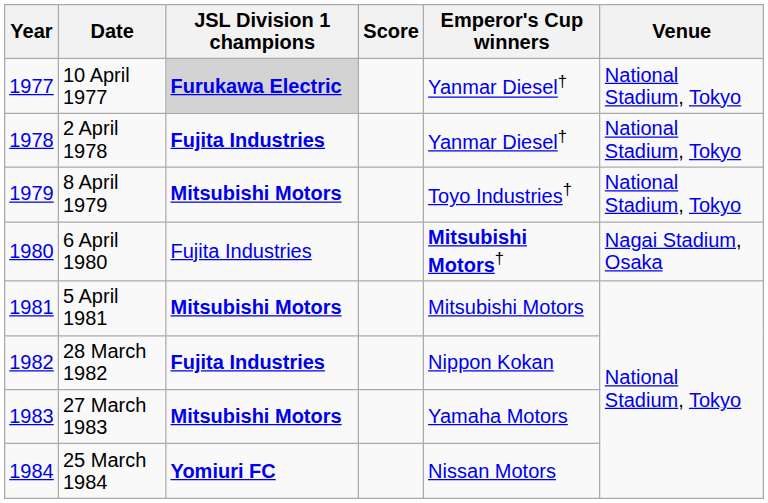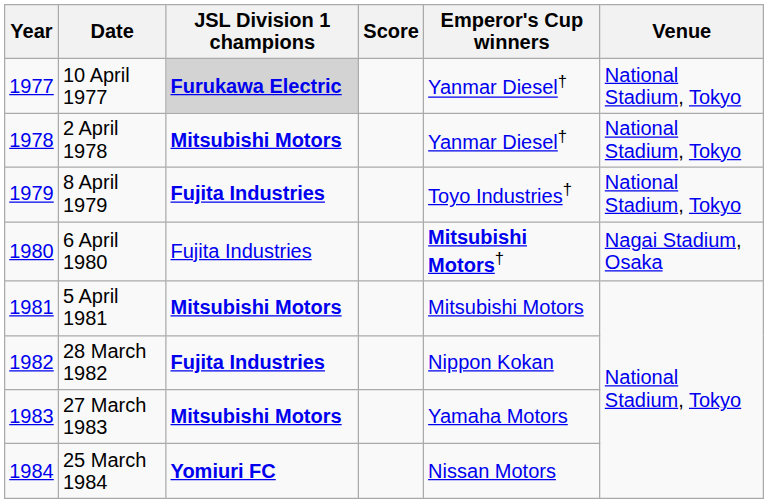(248, 140) Fujita Industries -> (256, 140) Mitsubishi Motors
(256, 194) Mitsubishi Motors -> (248, 194) Fujita Industries
